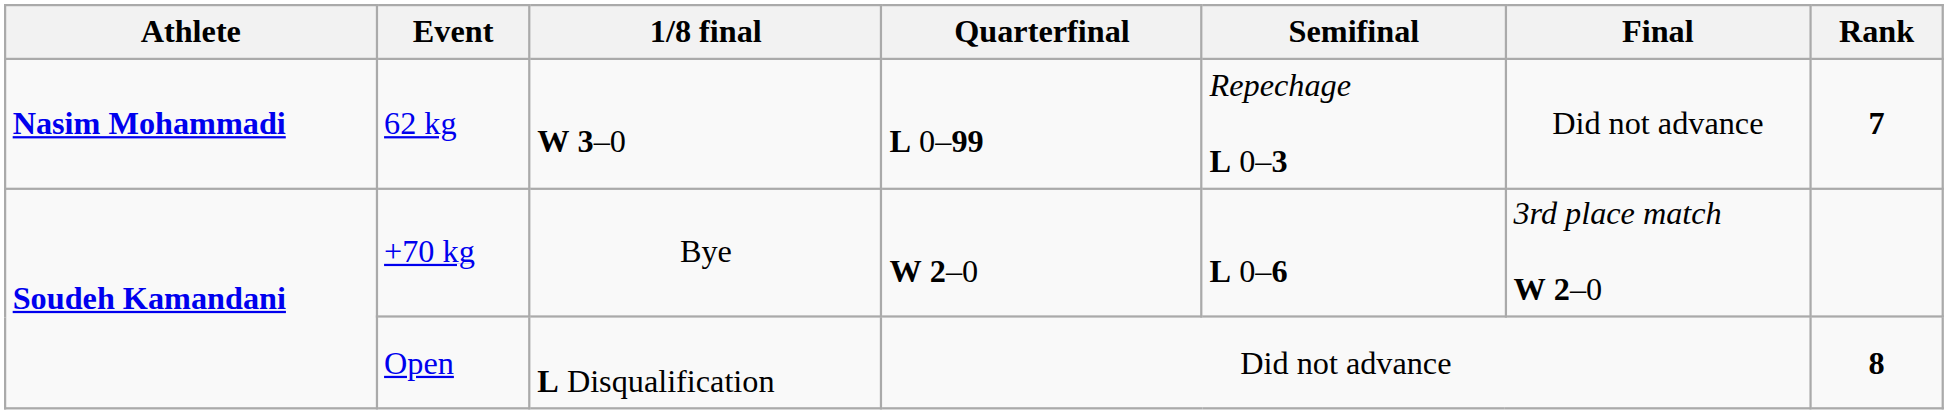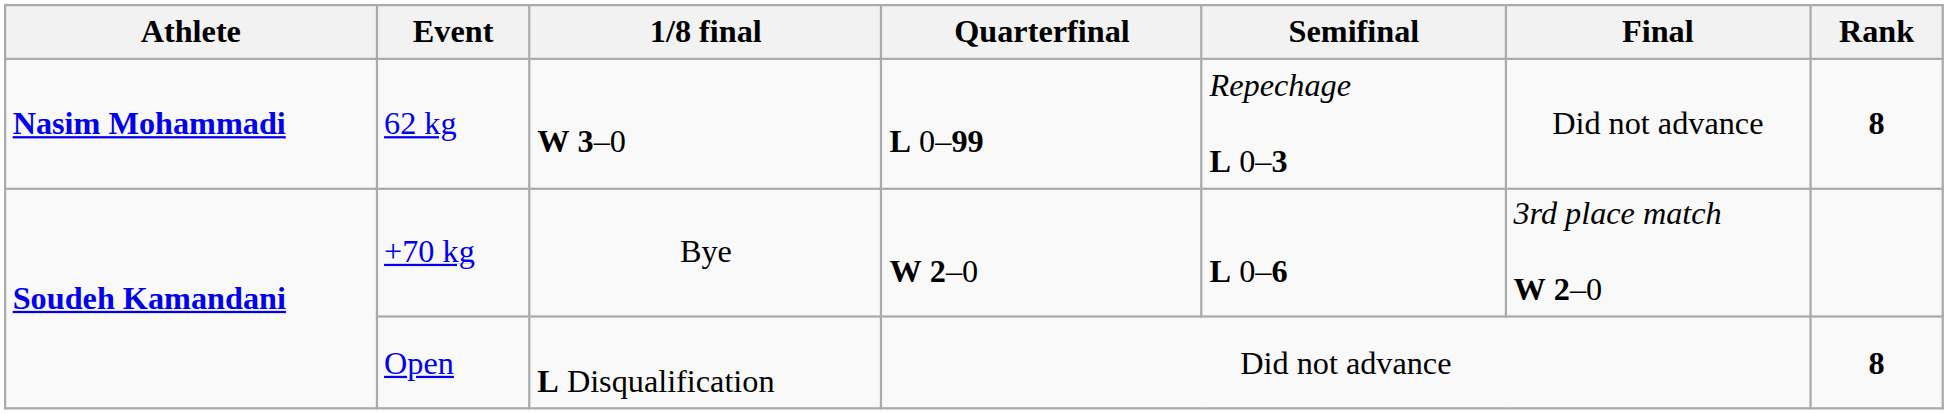(1877, 122) 7 -> (1877, 122) 8
